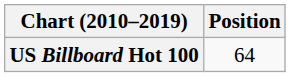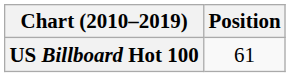(245, 54) 64 -> (245, 54) 61
